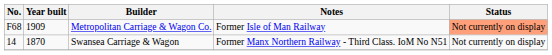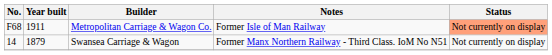(35, 27) 1909 -> (35, 27) 1911
(35, 42) 1870 -> (35, 42) 1879
